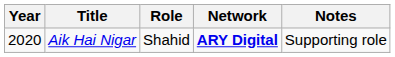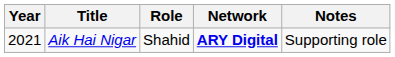(25, 40) 2020 -> (25, 40) 2021
